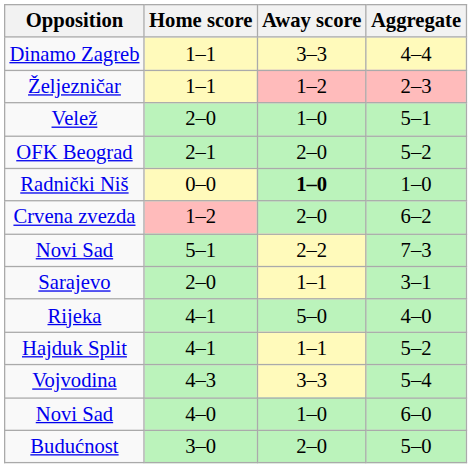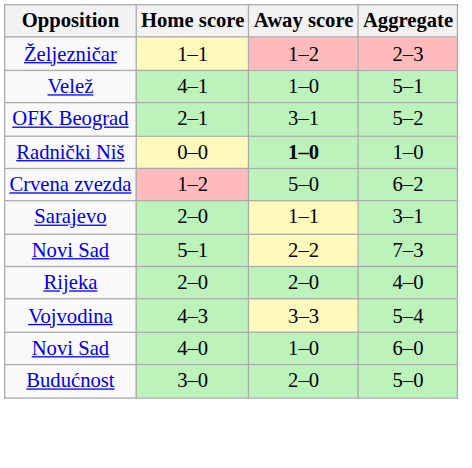- row: (74, 53)
(201, 119) 2–0 -> (193, 86) 4–1
(312, 151) 2–0 -> (304, 119) 3–1
(312, 217) 2–0 -> (304, 184) 5–0
rows swapped: (74, 250) <-> (74, 282)
(201, 315) 4–1 -> (193, 282) 2–0
(312, 315) 5–0 -> (304, 282) 2–0
- row: (74, 348)
